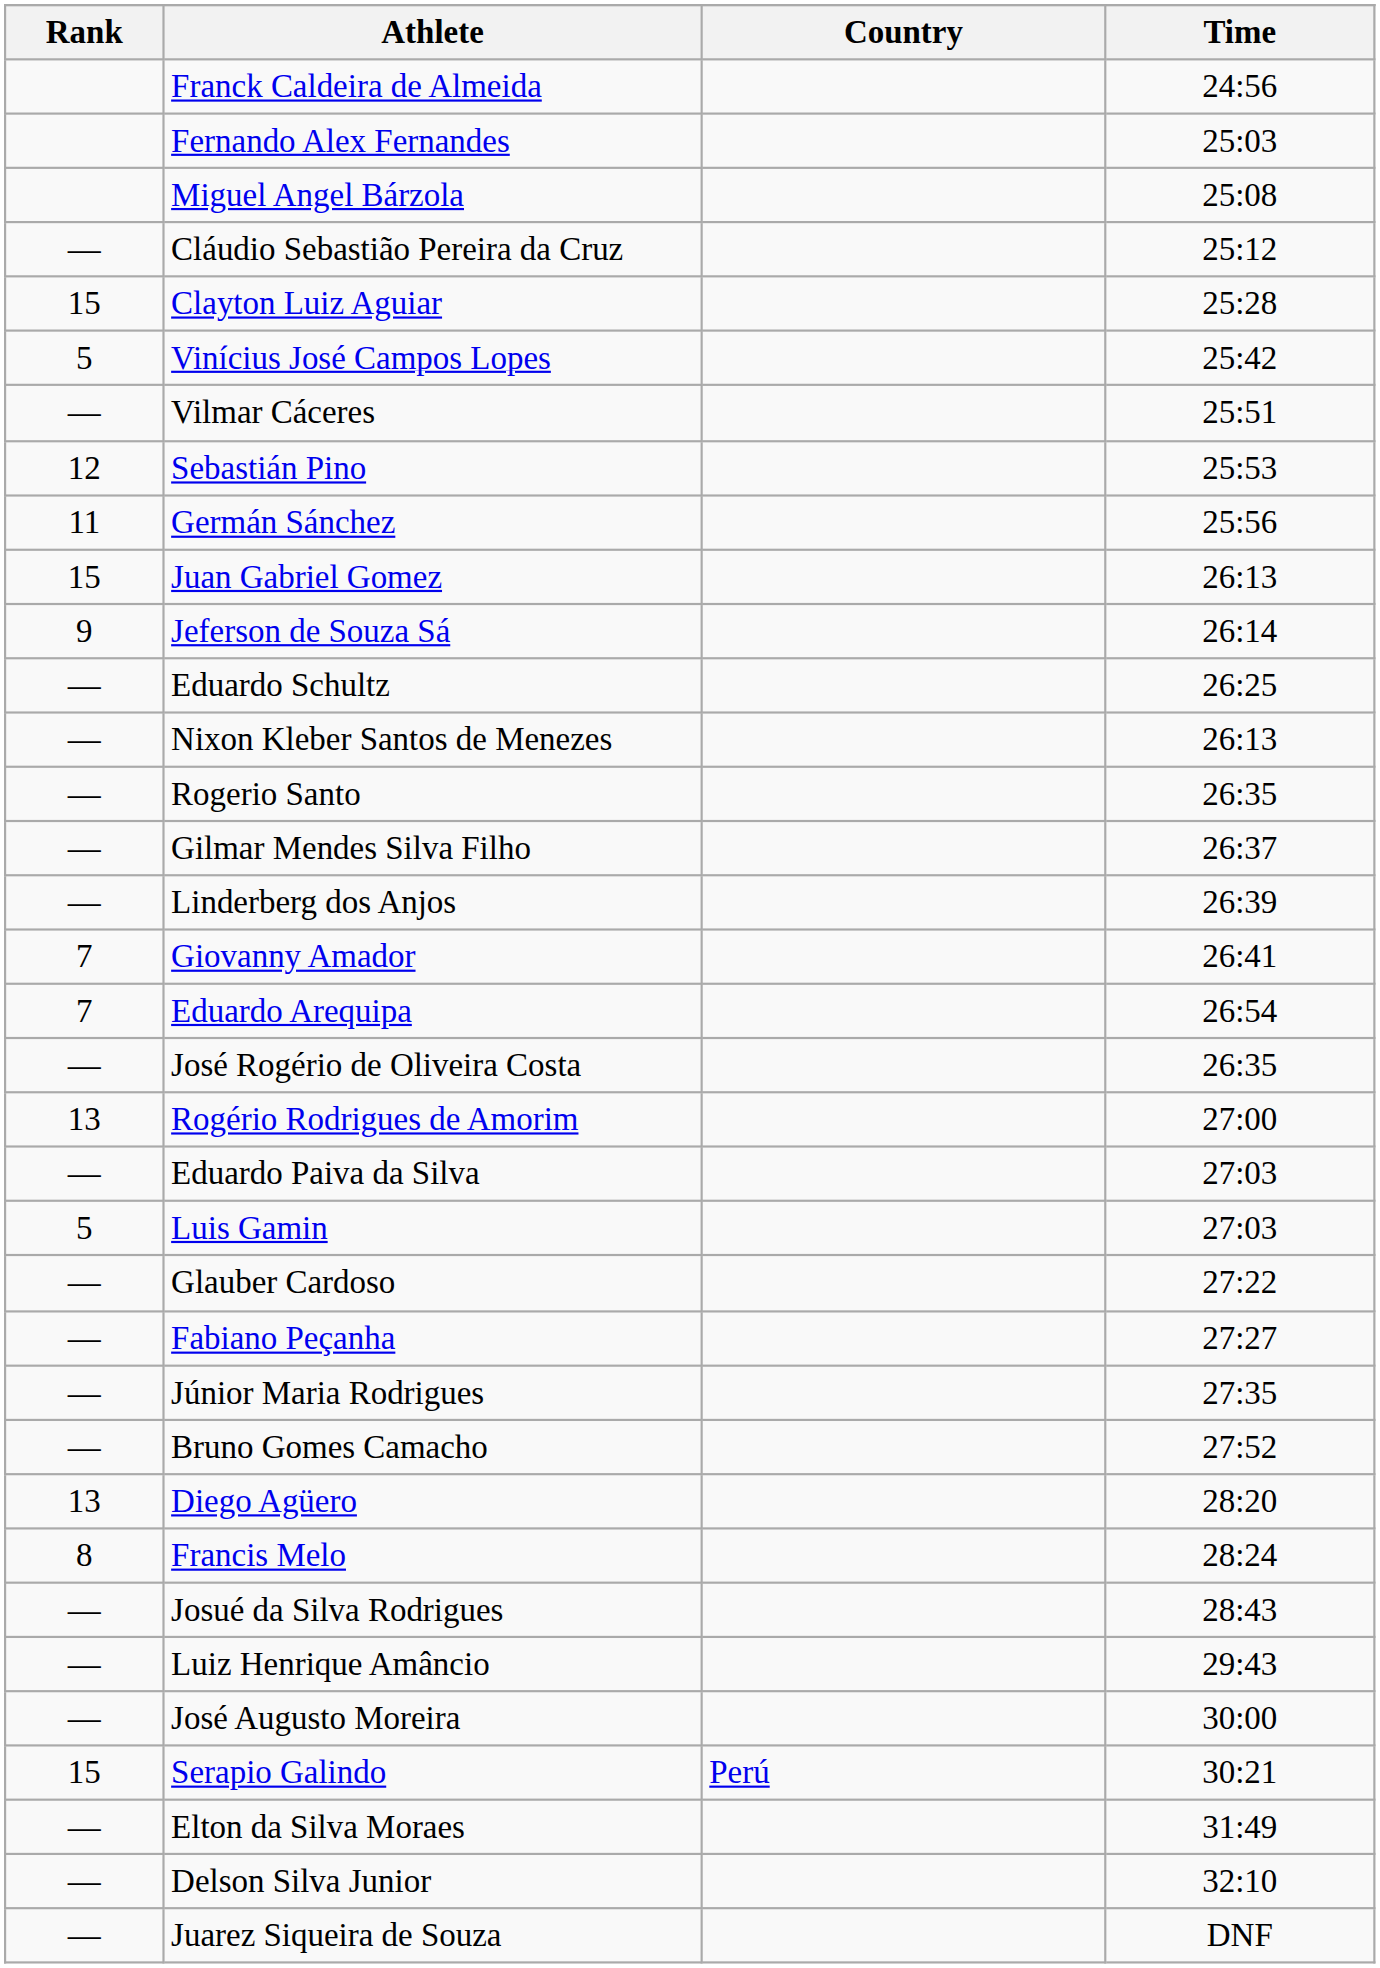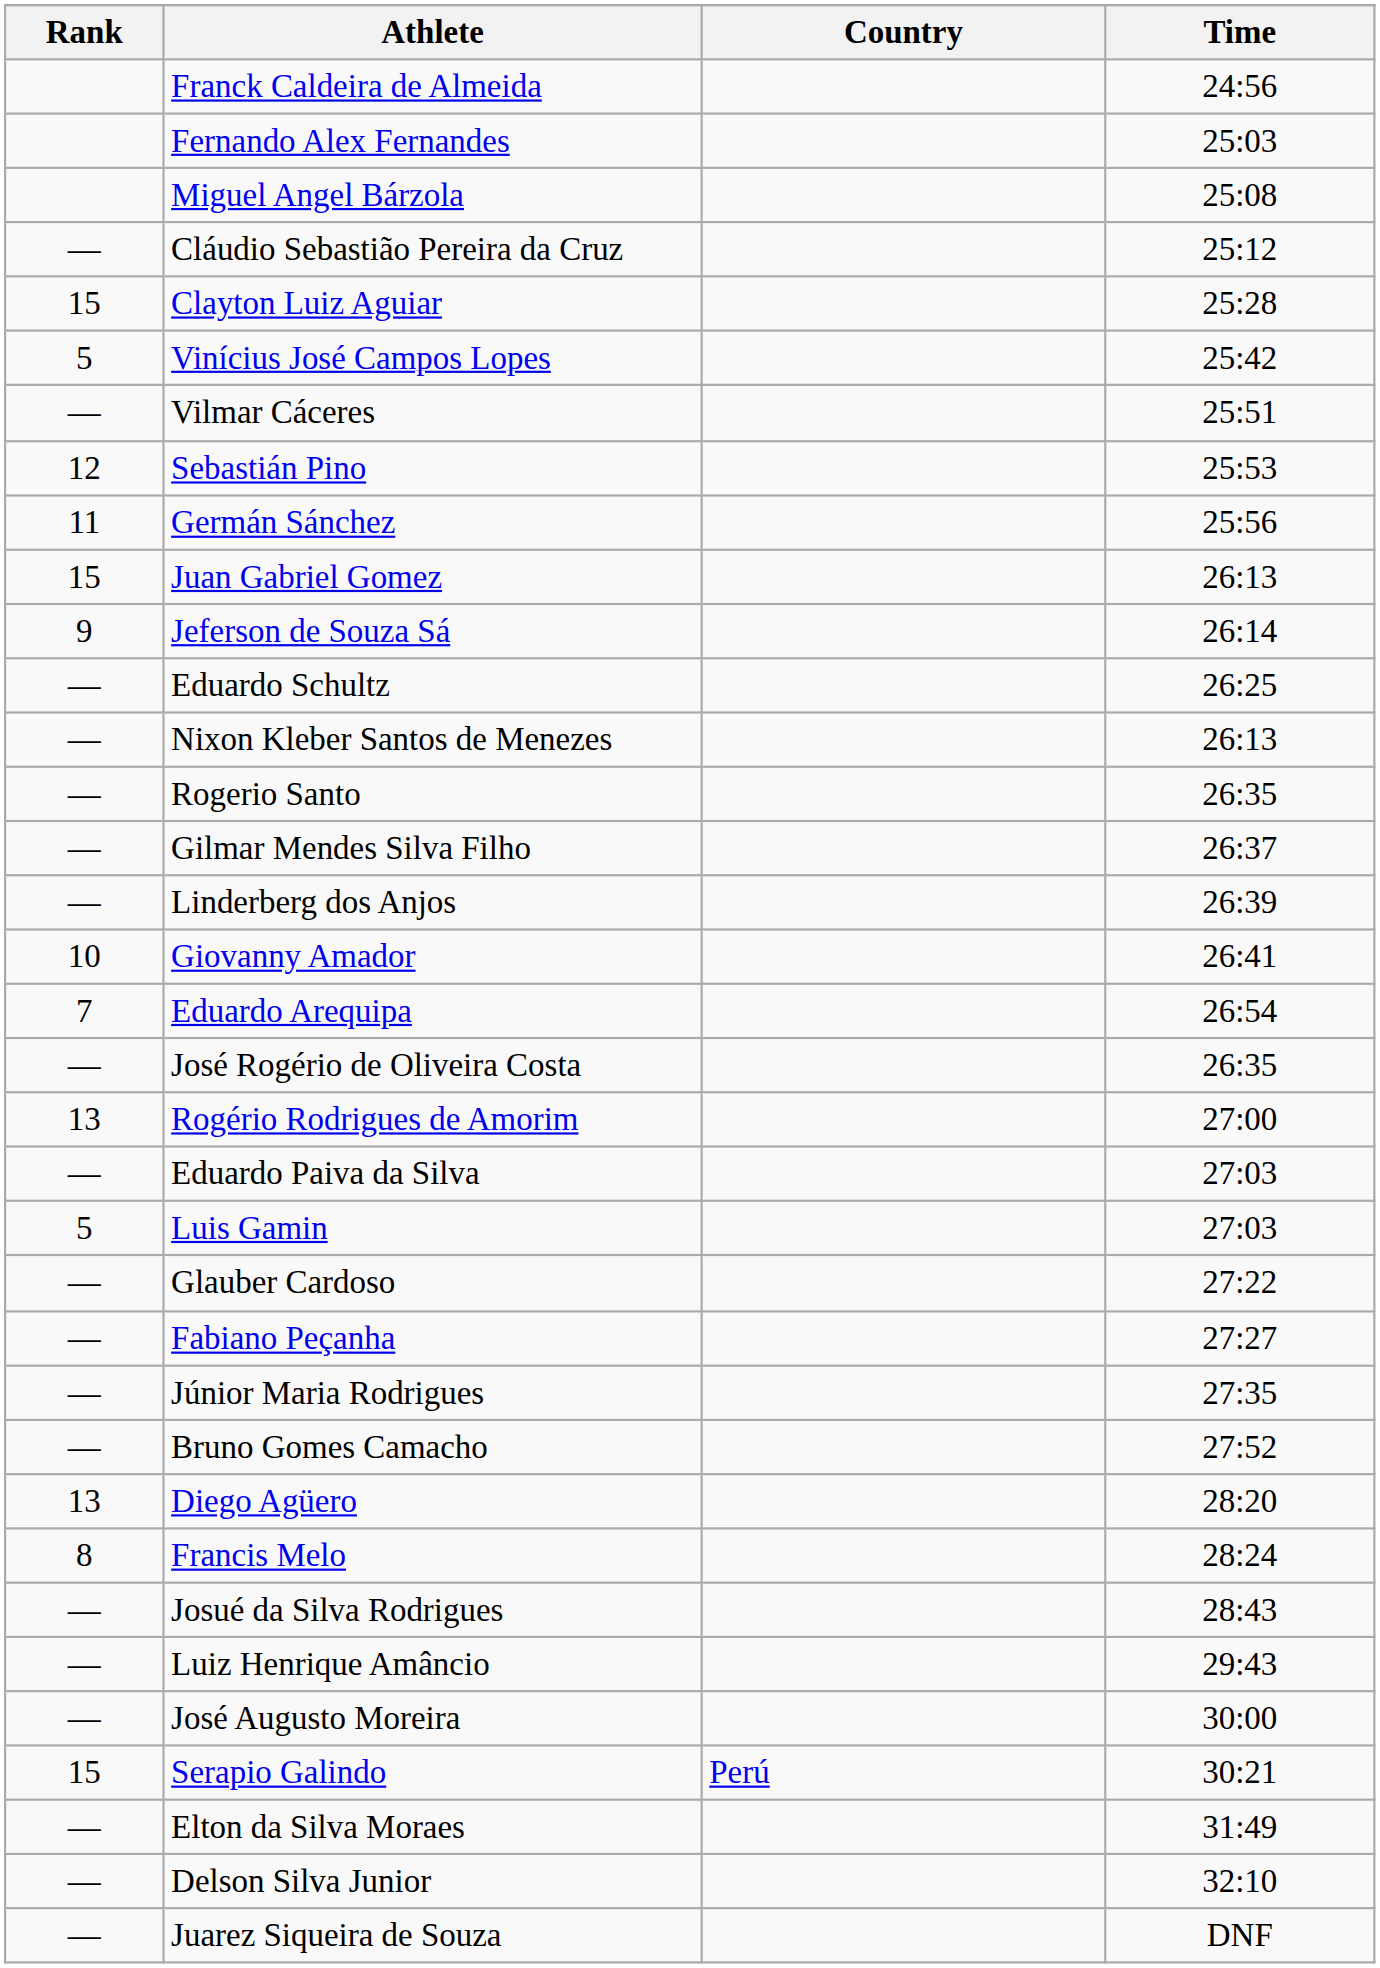(84, 956) 7 -> (84, 956) 10
